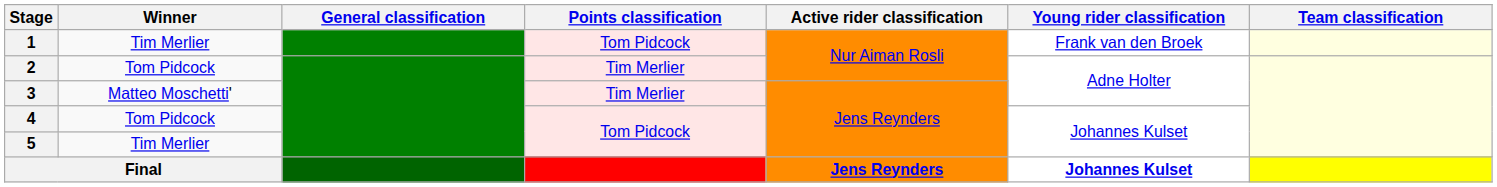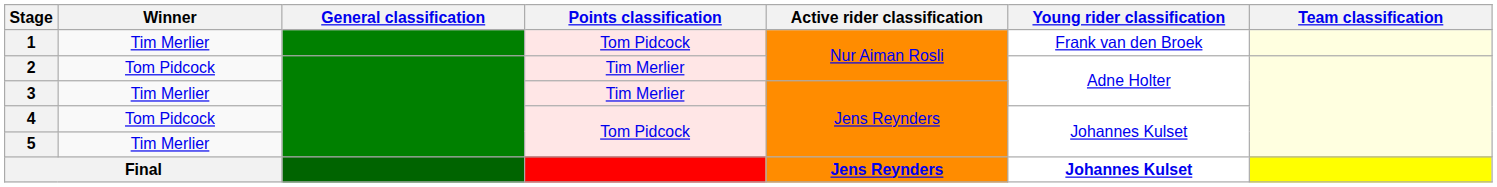(170, 94) Matteo Moschetti' -> (170, 94) Tim Merlier
